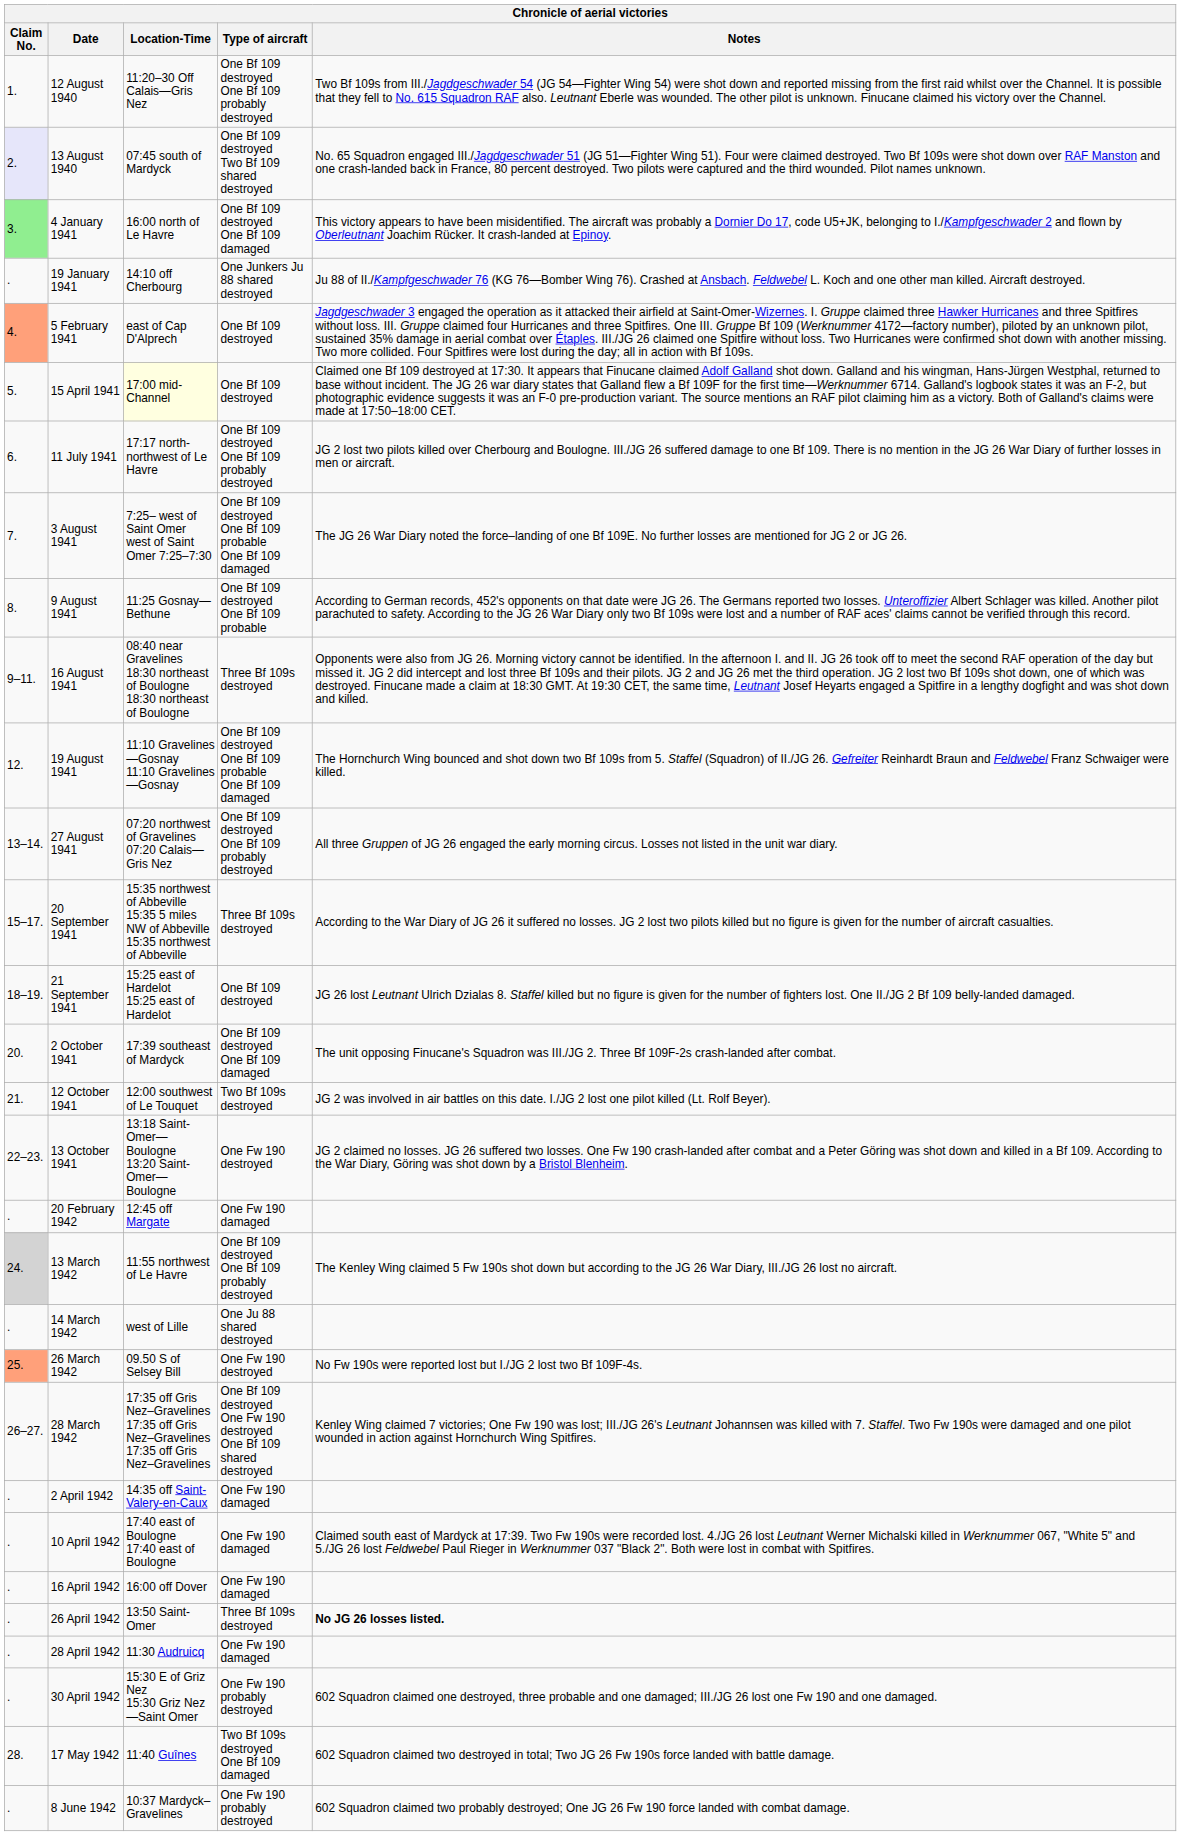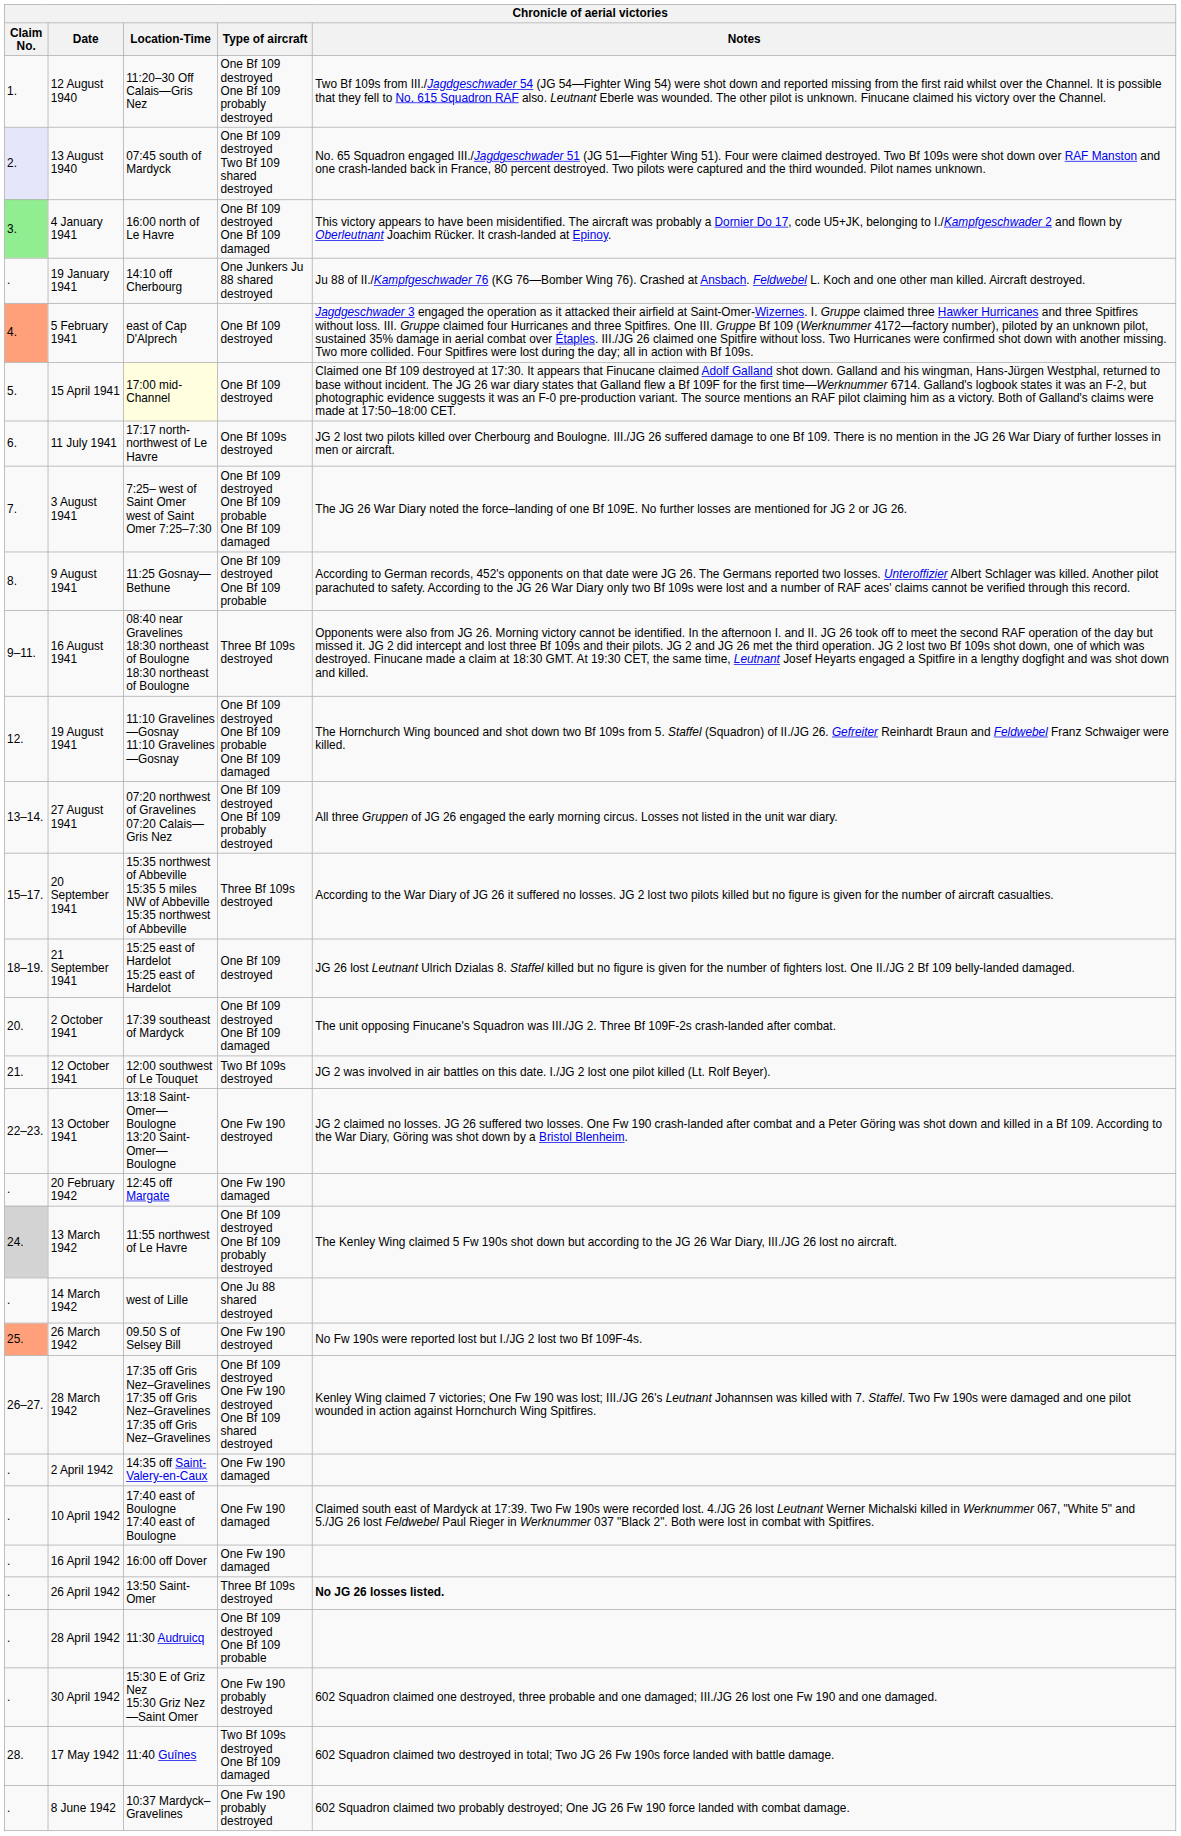(250, 457) One Bf 109 destroyed One Bf 109 probably destroyed -> (253, 443) One Bf 109s destroyed
(253, 1651) One Fw 190 damaged -> (250, 1638) One Bf 109 destroyed One Bf 109 probable
